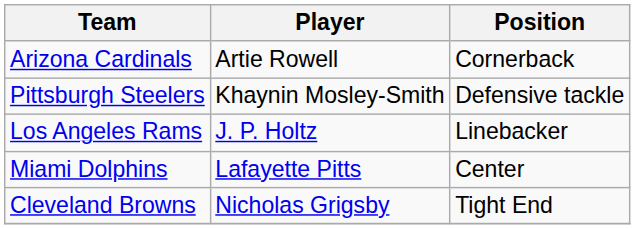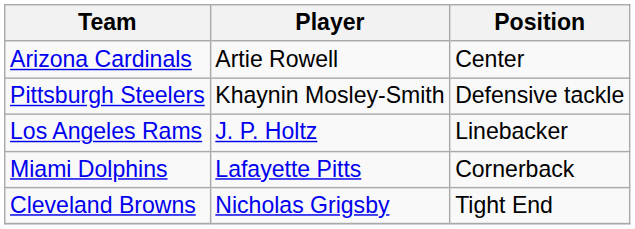(515, 59) Cornerback -> (490, 59) Center
(490, 168) Center -> (515, 168) Cornerback
